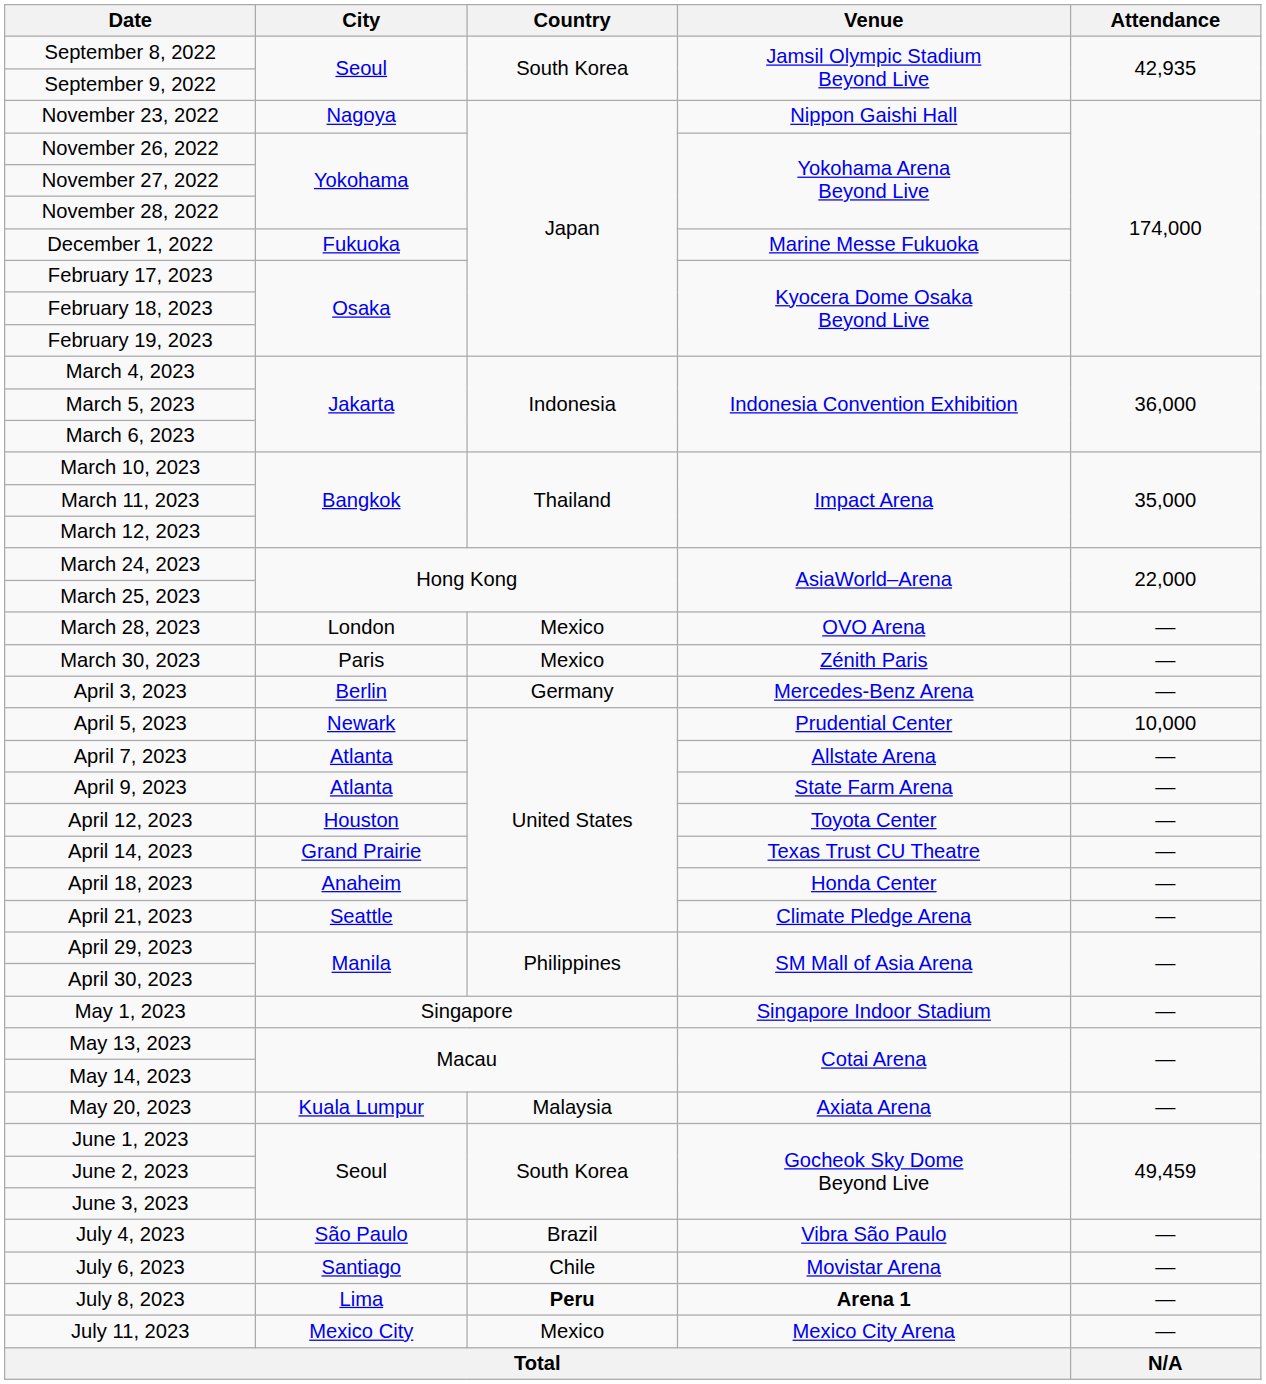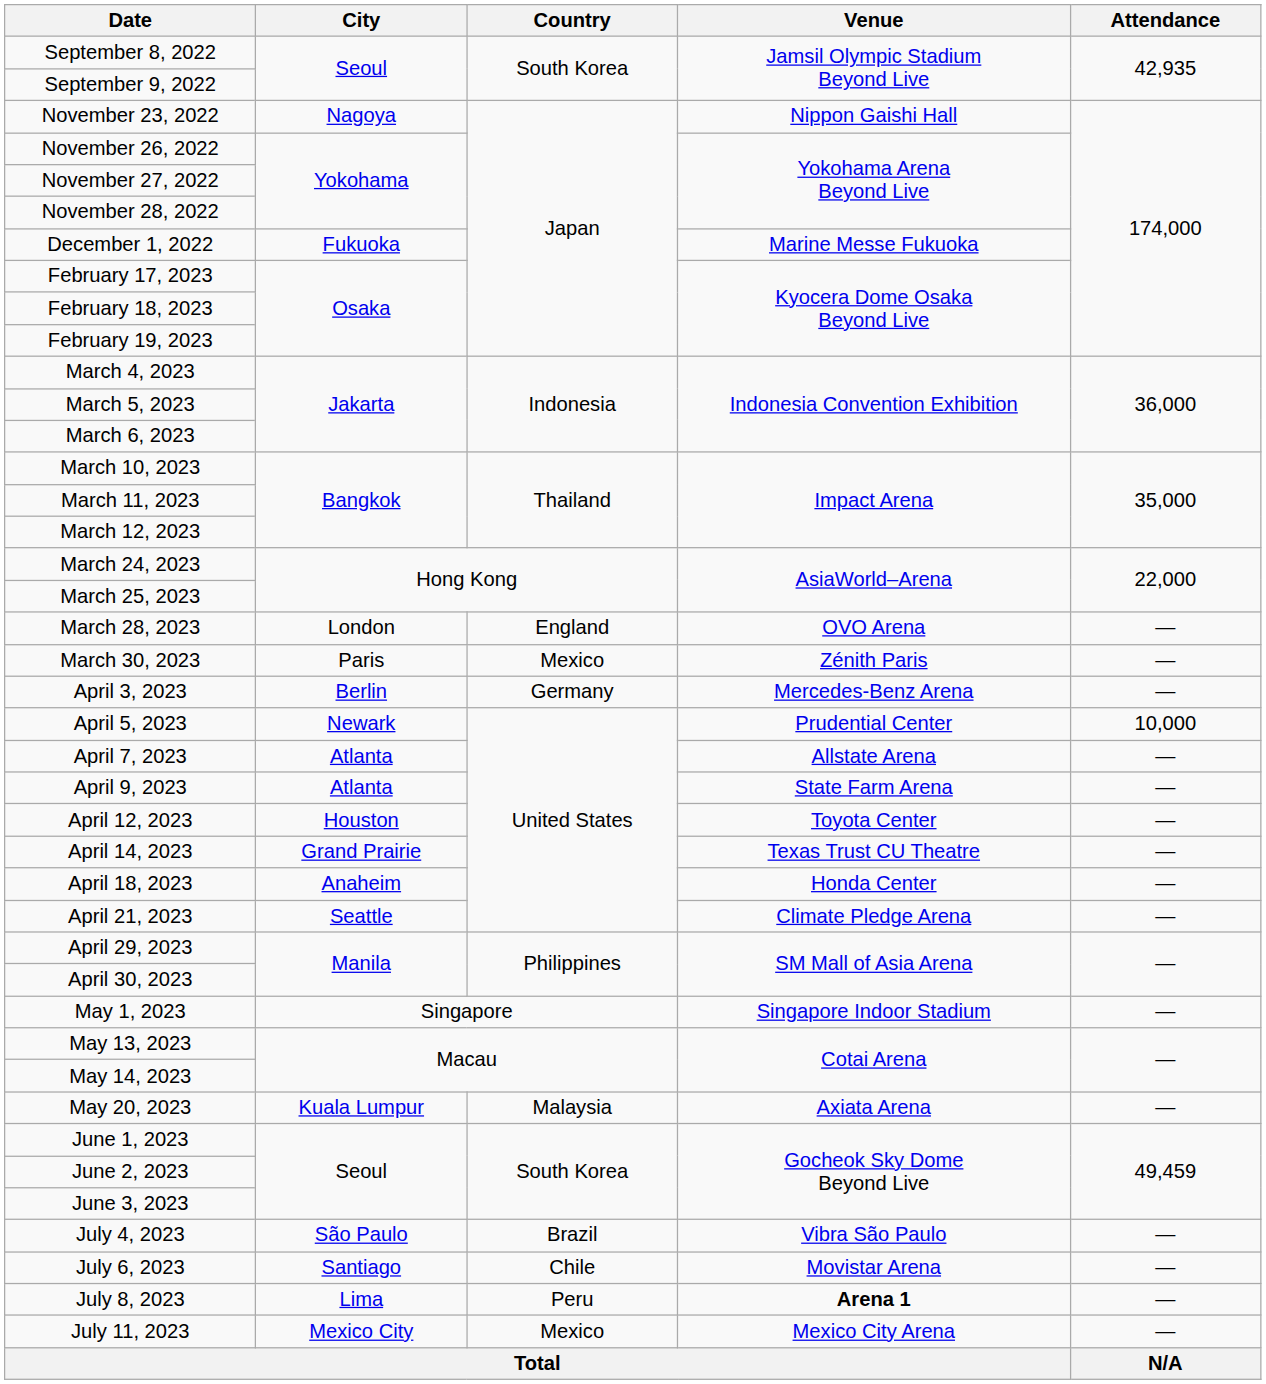(572, 627) Mexico -> (572, 627) England
(572, 1299) bold -> (572, 1299) normal
